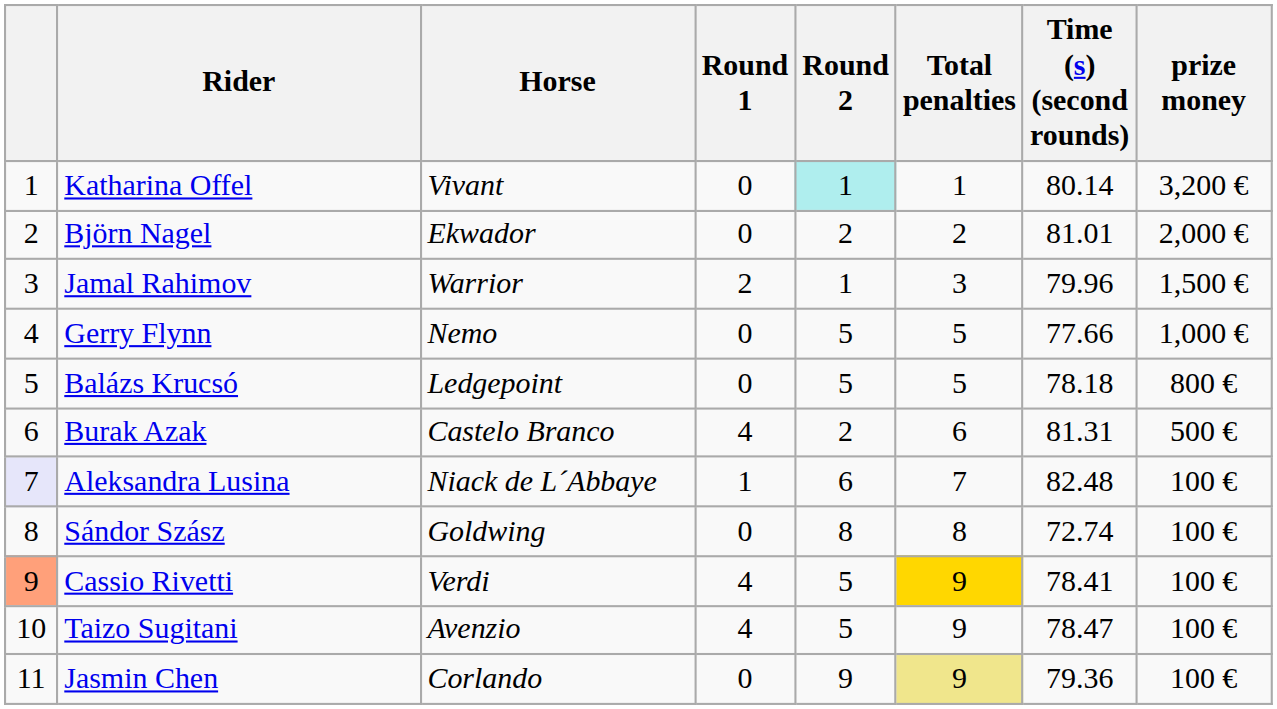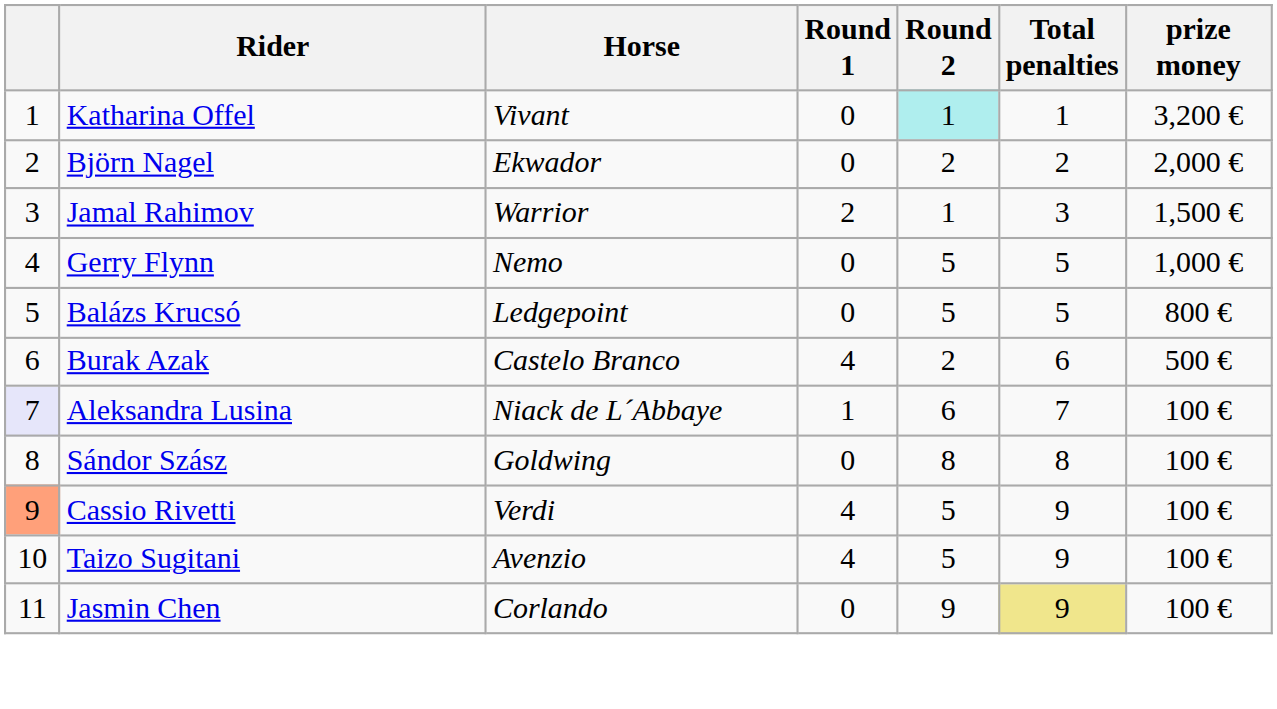- column: (1080, 82)
(959, 580) gold background -> (1062, 509) no background
